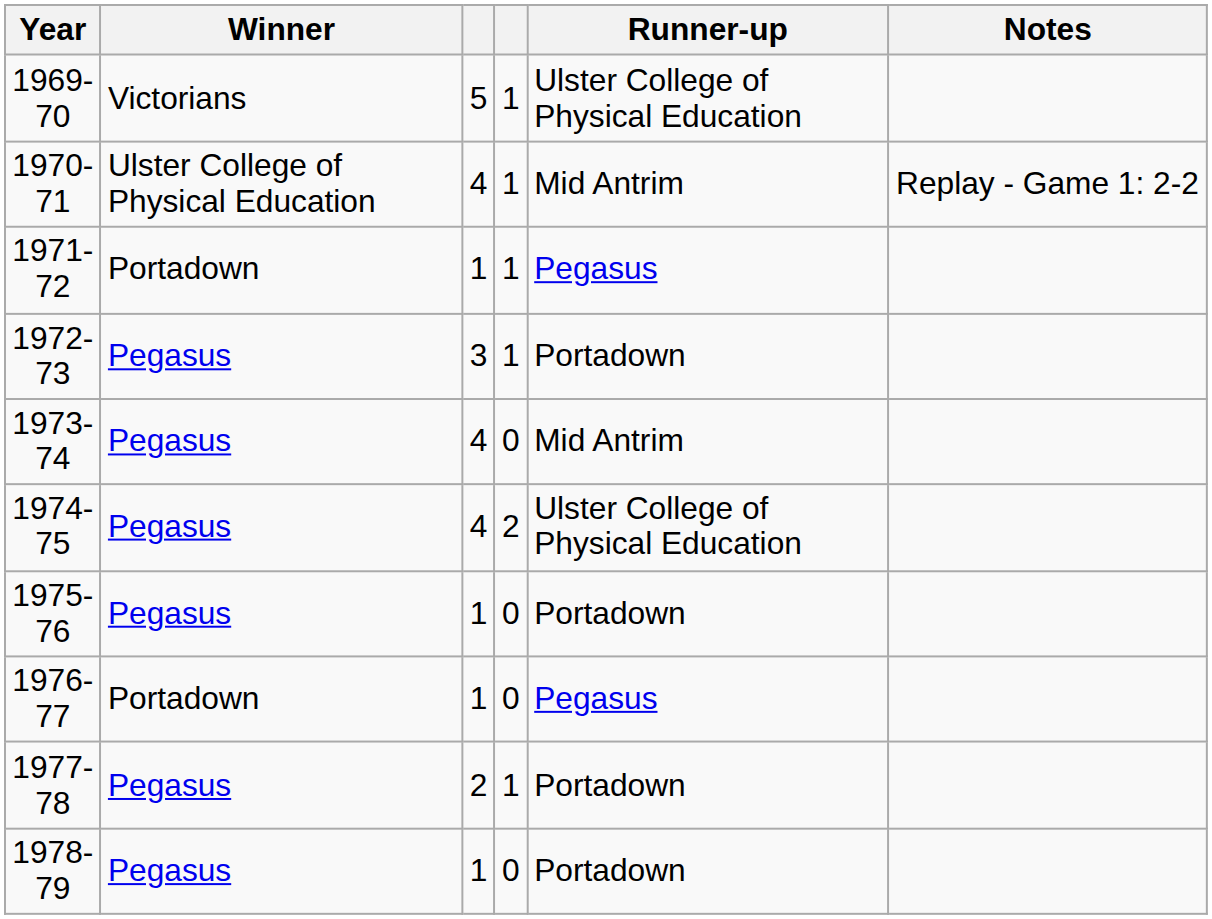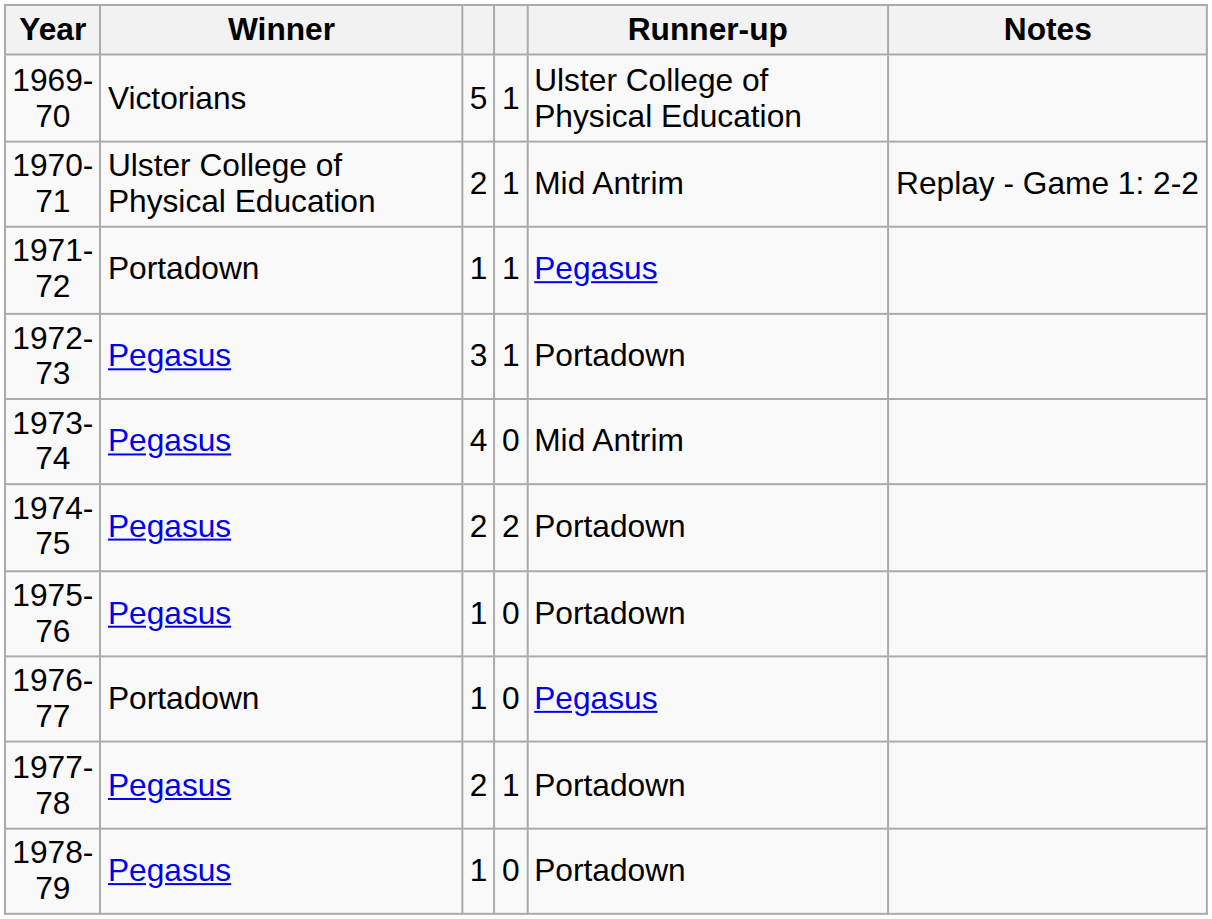(479, 183) 4 -> (479, 183) 2
(479, 527) 4 -> (479, 527) 2
(668, 527) Ulster College of Physical Education -> (610, 527) Portadown
